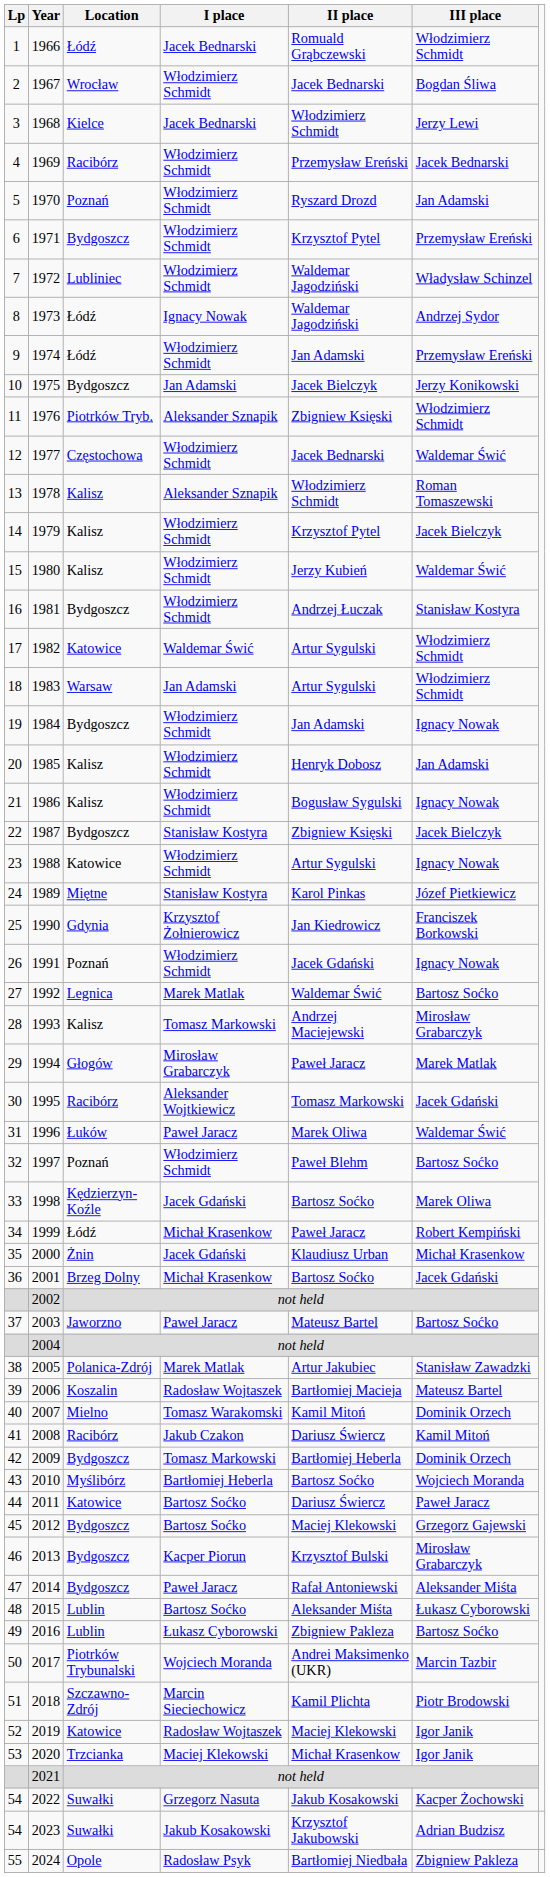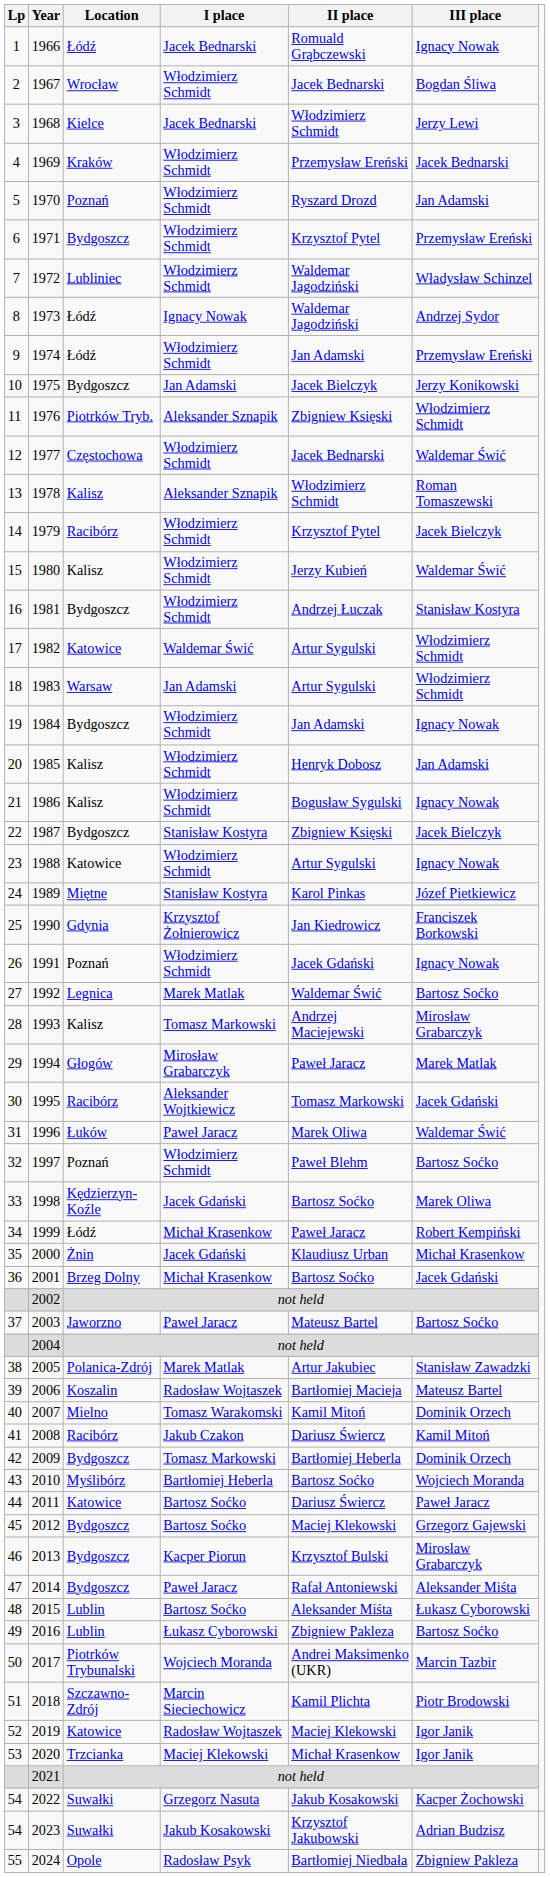(453, 46) Włodzimierz Schmidt -> (457, 46) Ignacy Nowak
(92, 162) Racibórz -> (90, 162) Kraków
(85, 532) Kalisz -> (92, 532) Racibórz
